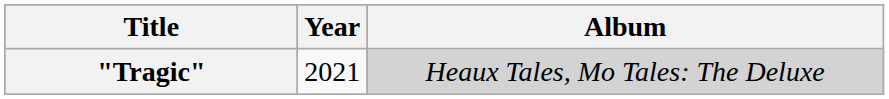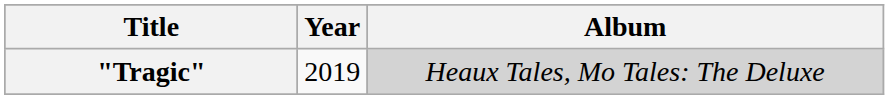(332, 71) 2021 -> (332, 71) 2019
